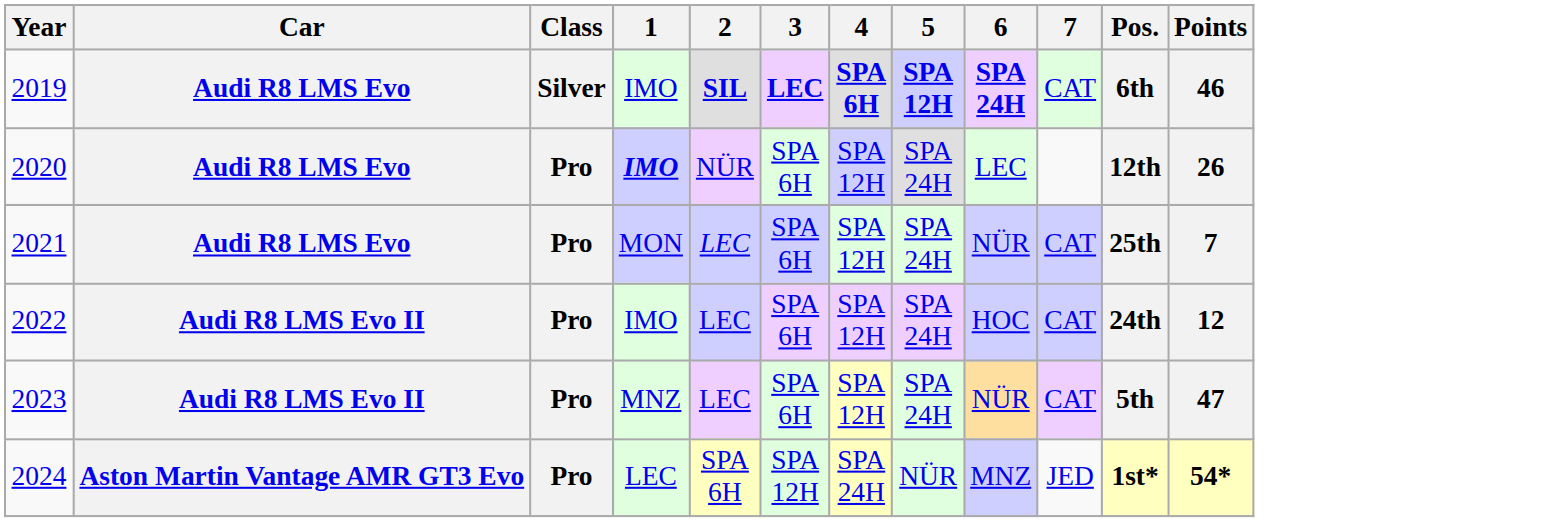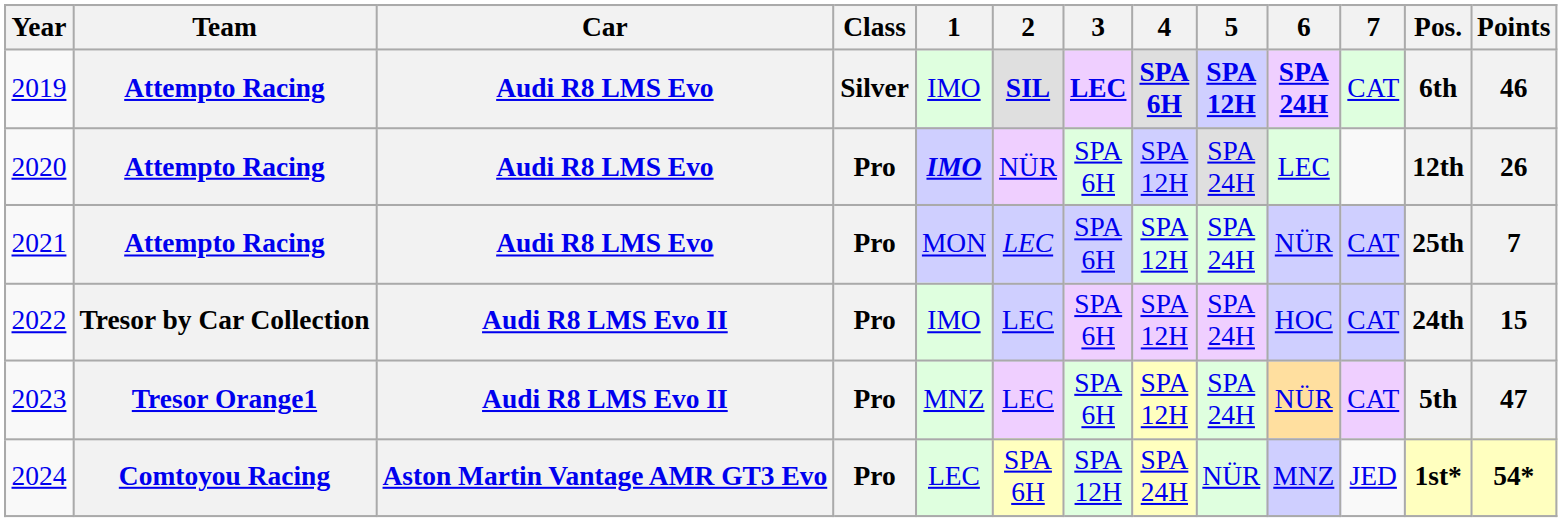+ column: (224, 26)
(1211, 321) 12 -> (1514, 321) 15
